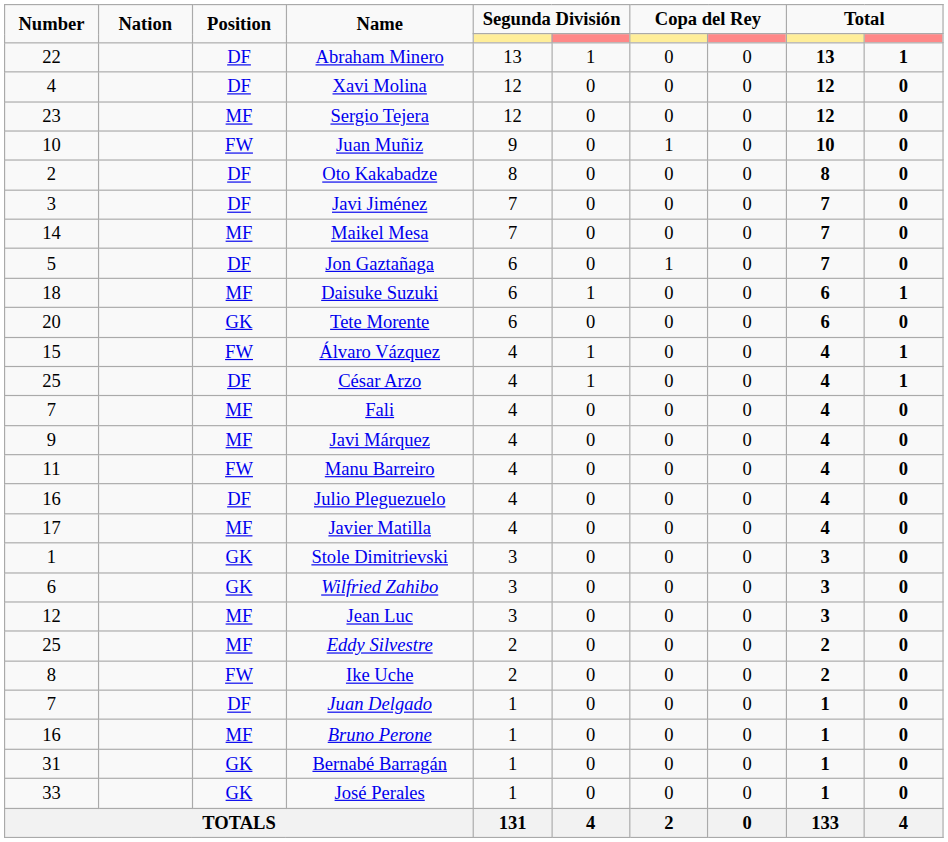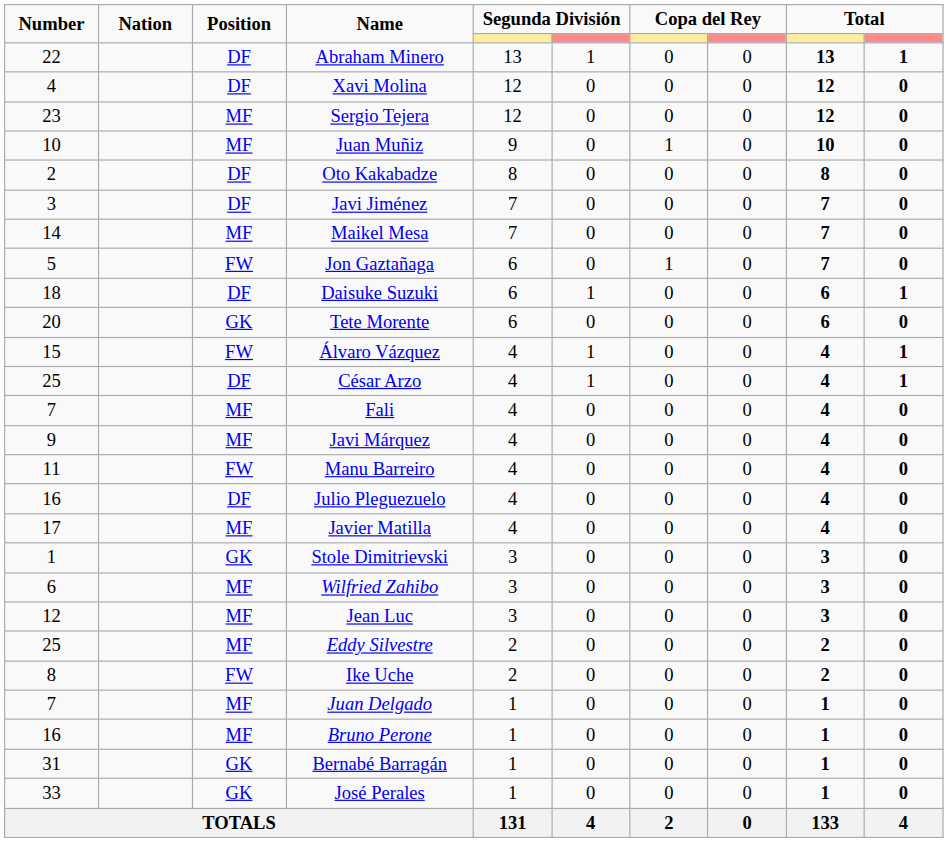(239, 145) FW -> (239, 145) MF
(239, 263) DF -> (239, 263) FW
(239, 292) MF -> (239, 292) DF
(239, 587) GK -> (239, 587) MF
(239, 704) DF -> (239, 704) MF
